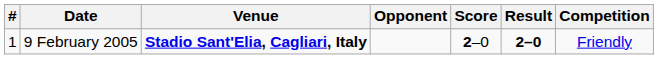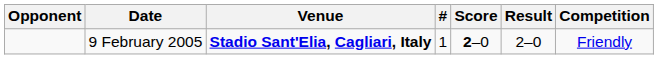columns swapped: (12, 16) <-> (411, 16)
(528, 41) bold -> (528, 41) normal
